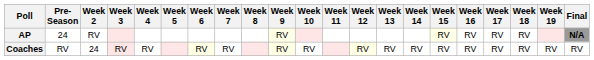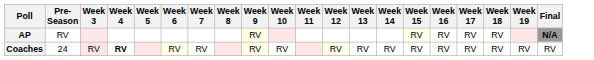- column: (94, 17)
(63, 35) 24 -> (63, 35) RV
(63, 49) RV -> (63, 49) 24
(148, 49) normal -> (121, 49) bold
